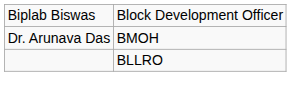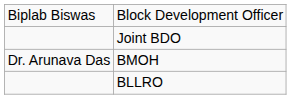+ row: (149, 37)
